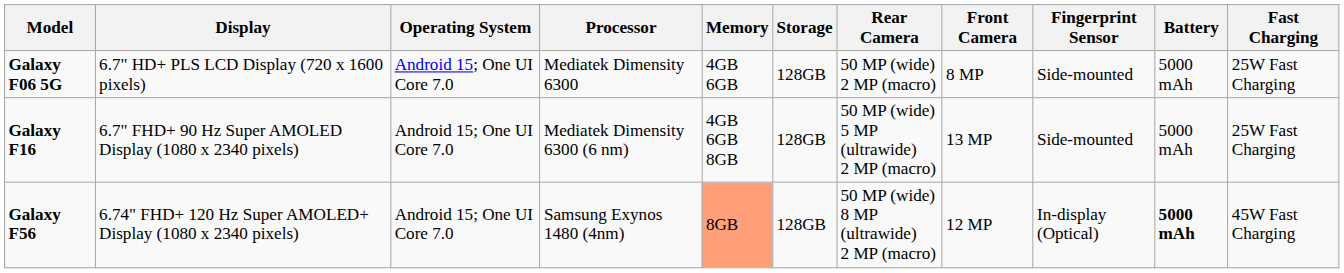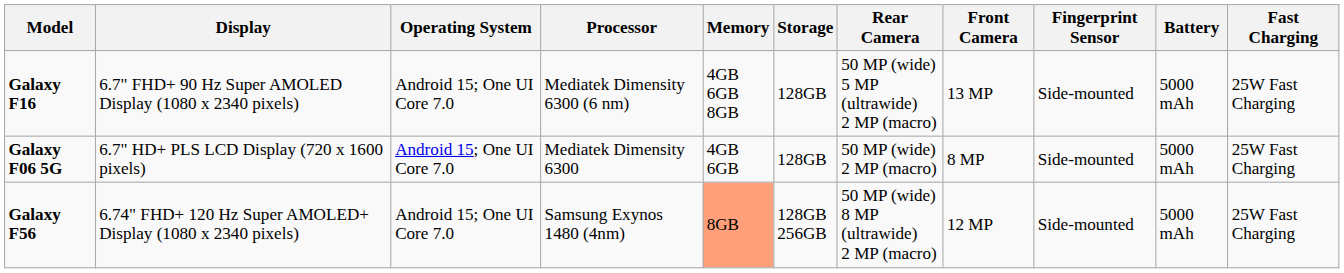rows swapped: (35, 74) <-> (35, 139)
(801, 224) 128GB -> (802, 224) 128GB 256GB
(1072, 224) In-display (Optical) -> (1086, 224) Side-mounted
(1177, 224) bold -> (1177, 224) normal
(1265, 224) 45W Fast Charging -> (1265, 224) 25W Fast Charging
